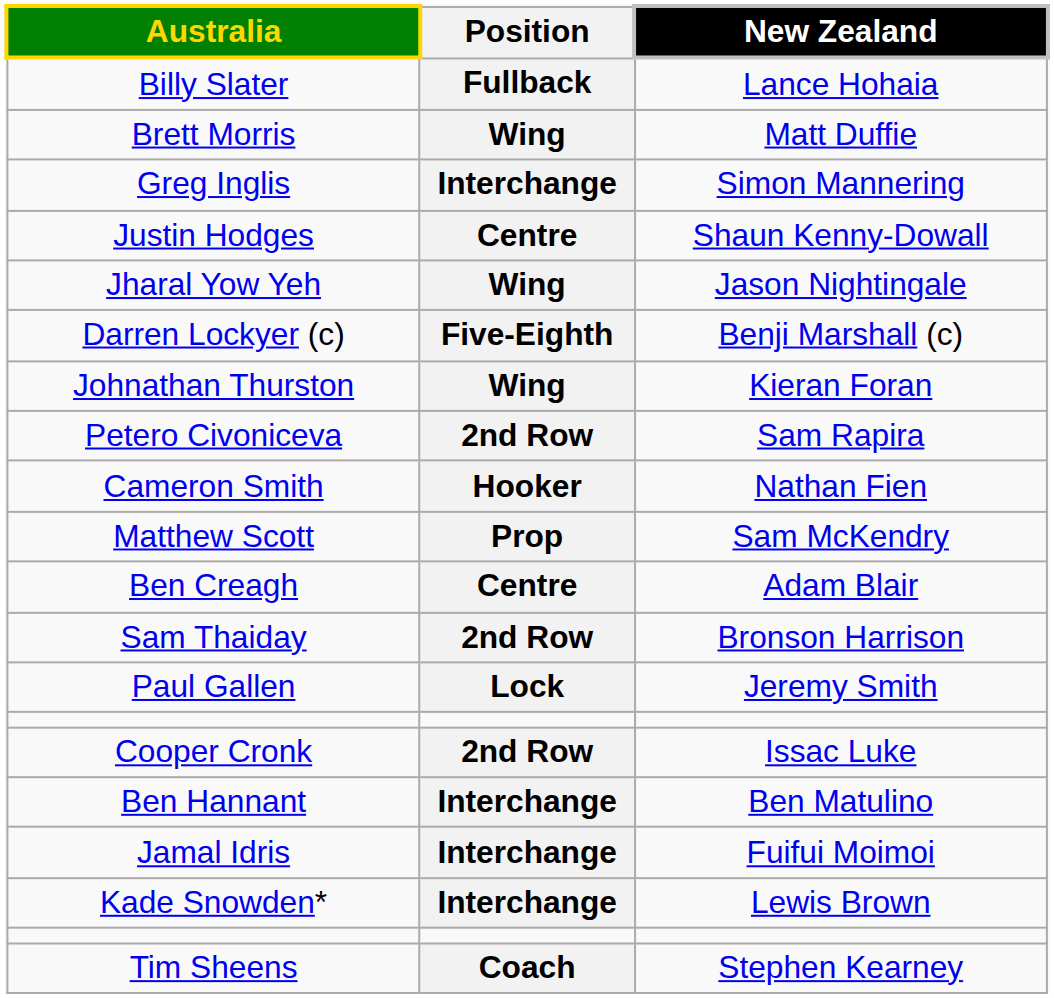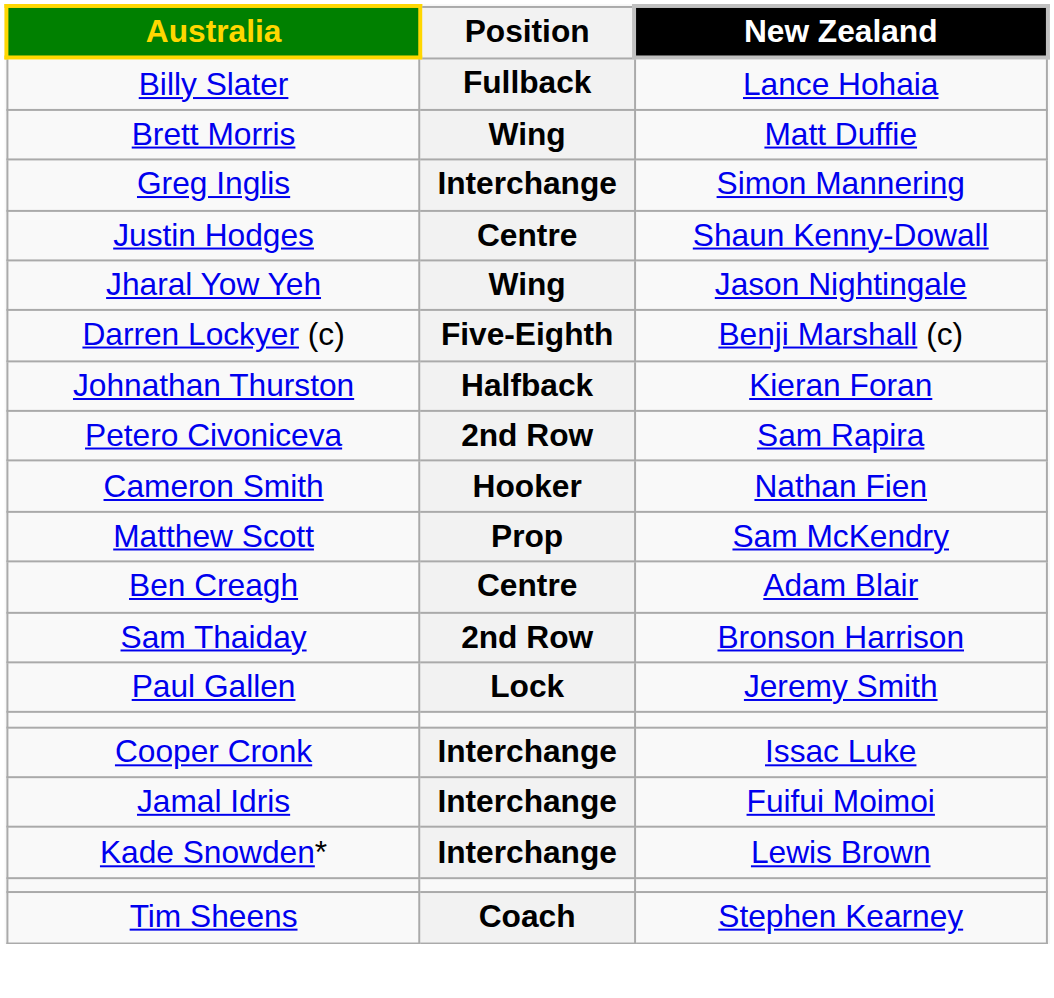(527, 385) Wing -> (527, 385) Halfback
(527, 751) 2nd Row -> (527, 751) Interchange
- row: (214, 801)
